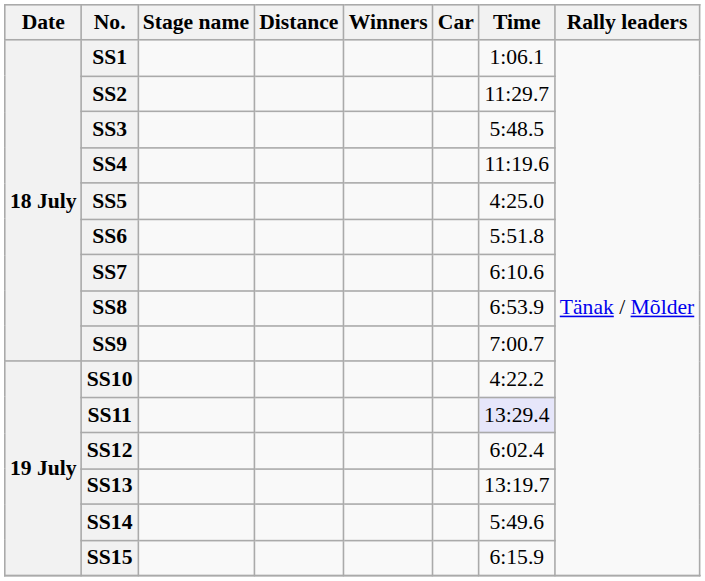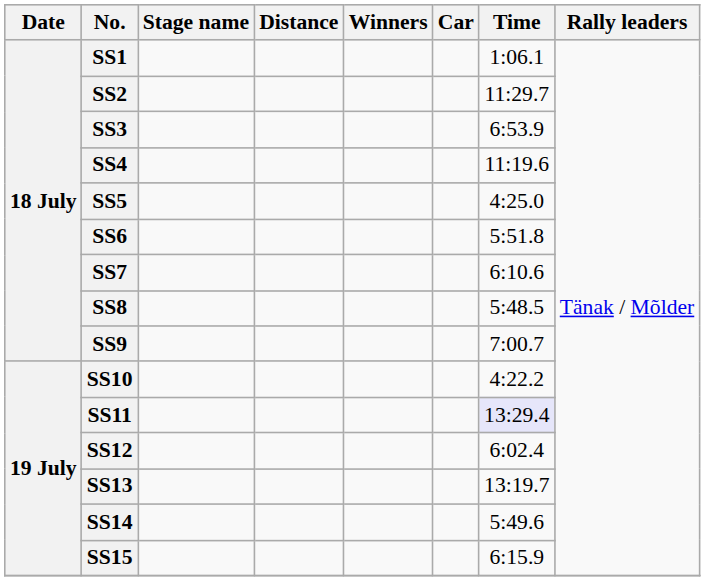(517, 128) 5:48.5 -> (517, 128) 6:53.9
(517, 307) 6:53.9 -> (517, 307) 5:48.5
